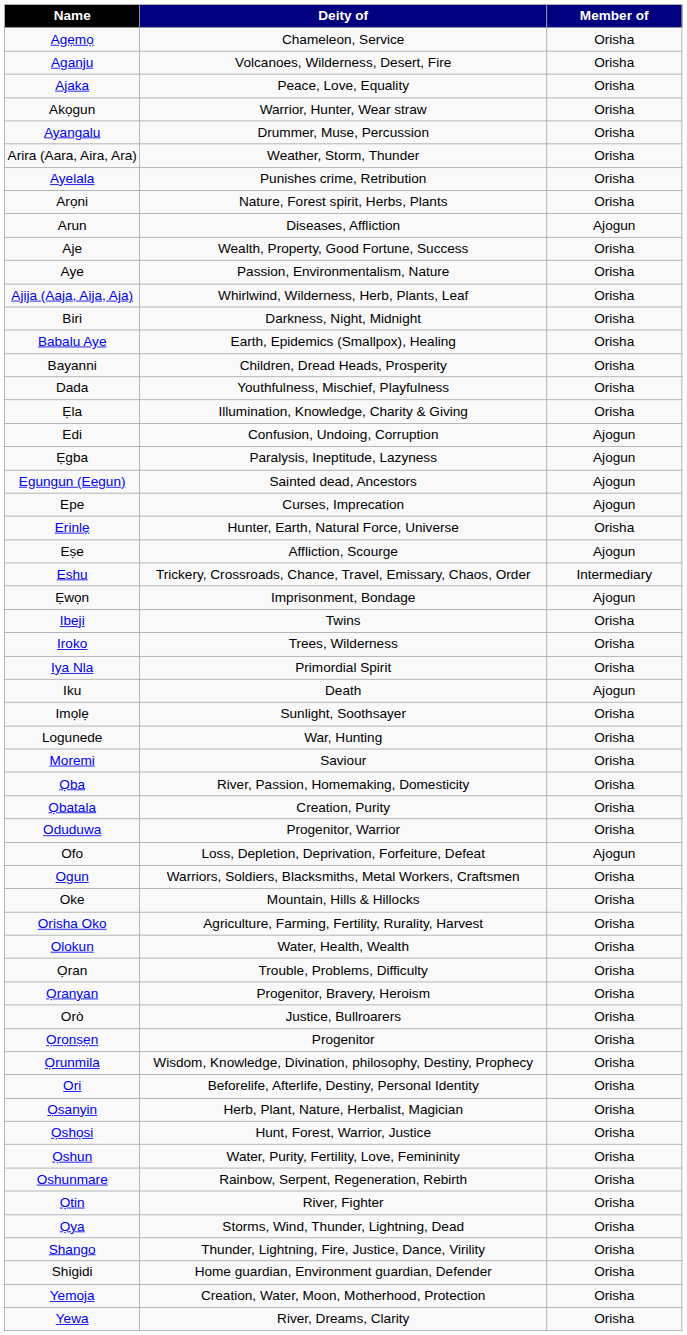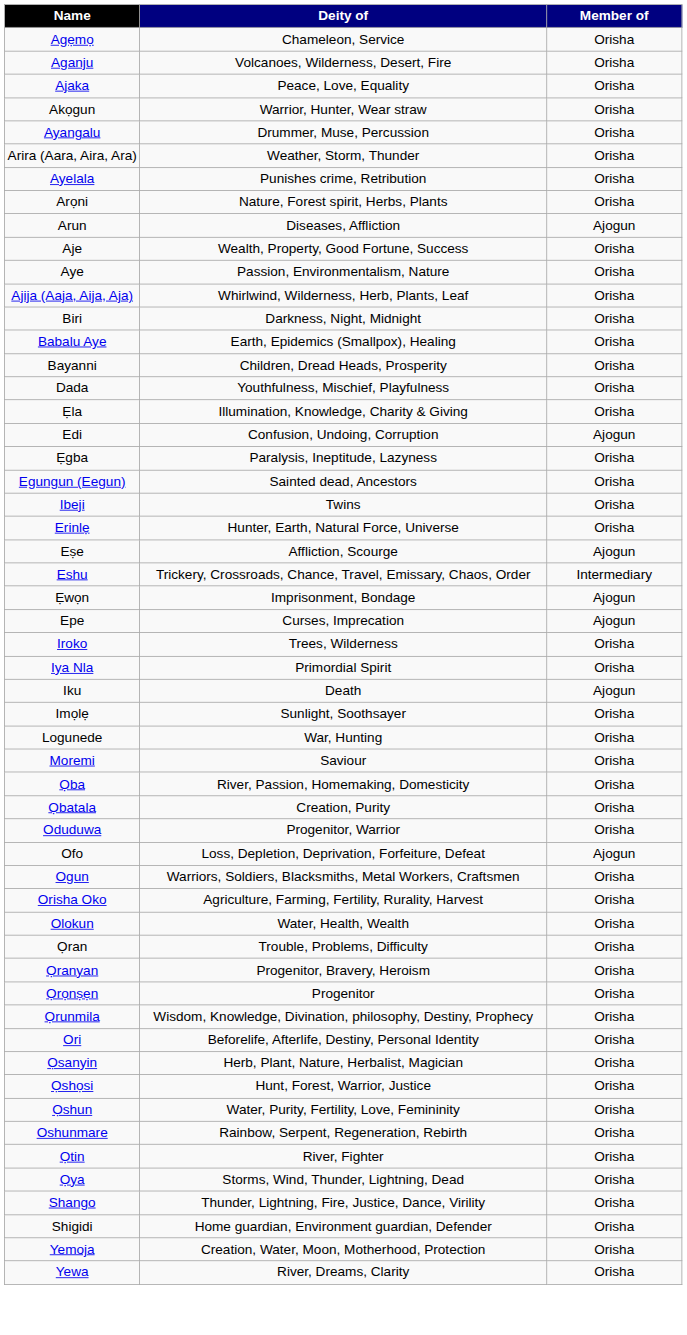(614, 458) Ajogun -> (614, 458) Orisha
(614, 481) Ajogun -> (614, 481) Orisha
rows swapped: (72, 504) <-> (72, 621)
- row: (72, 900)
- row: (72, 1016)
